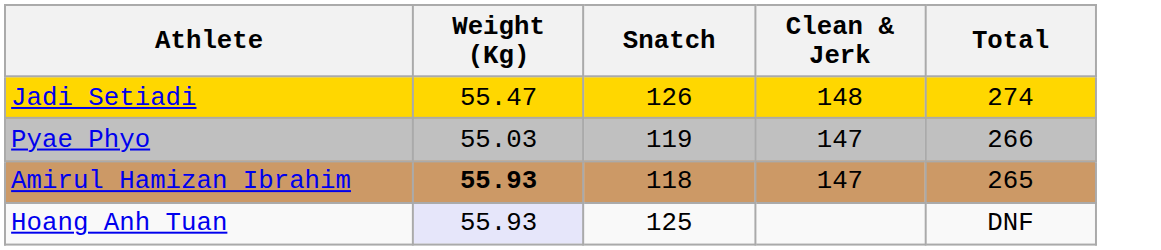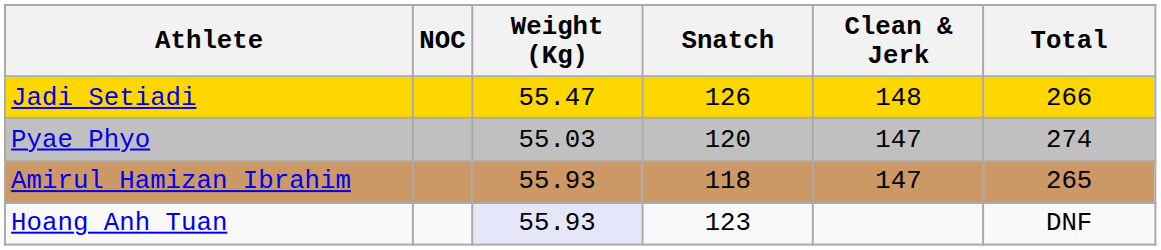+ column: (443, 41)
(1011, 98) 274 -> (1069, 98) 266
(669, 140) 119 -> (728, 140) 120
(1011, 140) 266 -> (1069, 140) 274
(499, 182) bold -> (557, 182) normal
(669, 223) 125 -> (728, 223) 123
